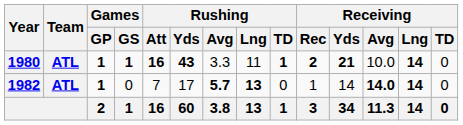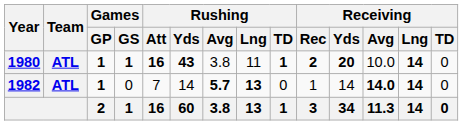(220, 62) 3.3 -> (220, 62) 3.8
(346, 62) 21 -> (346, 62) 20
(186, 85) 17 -> (186, 85) 14
